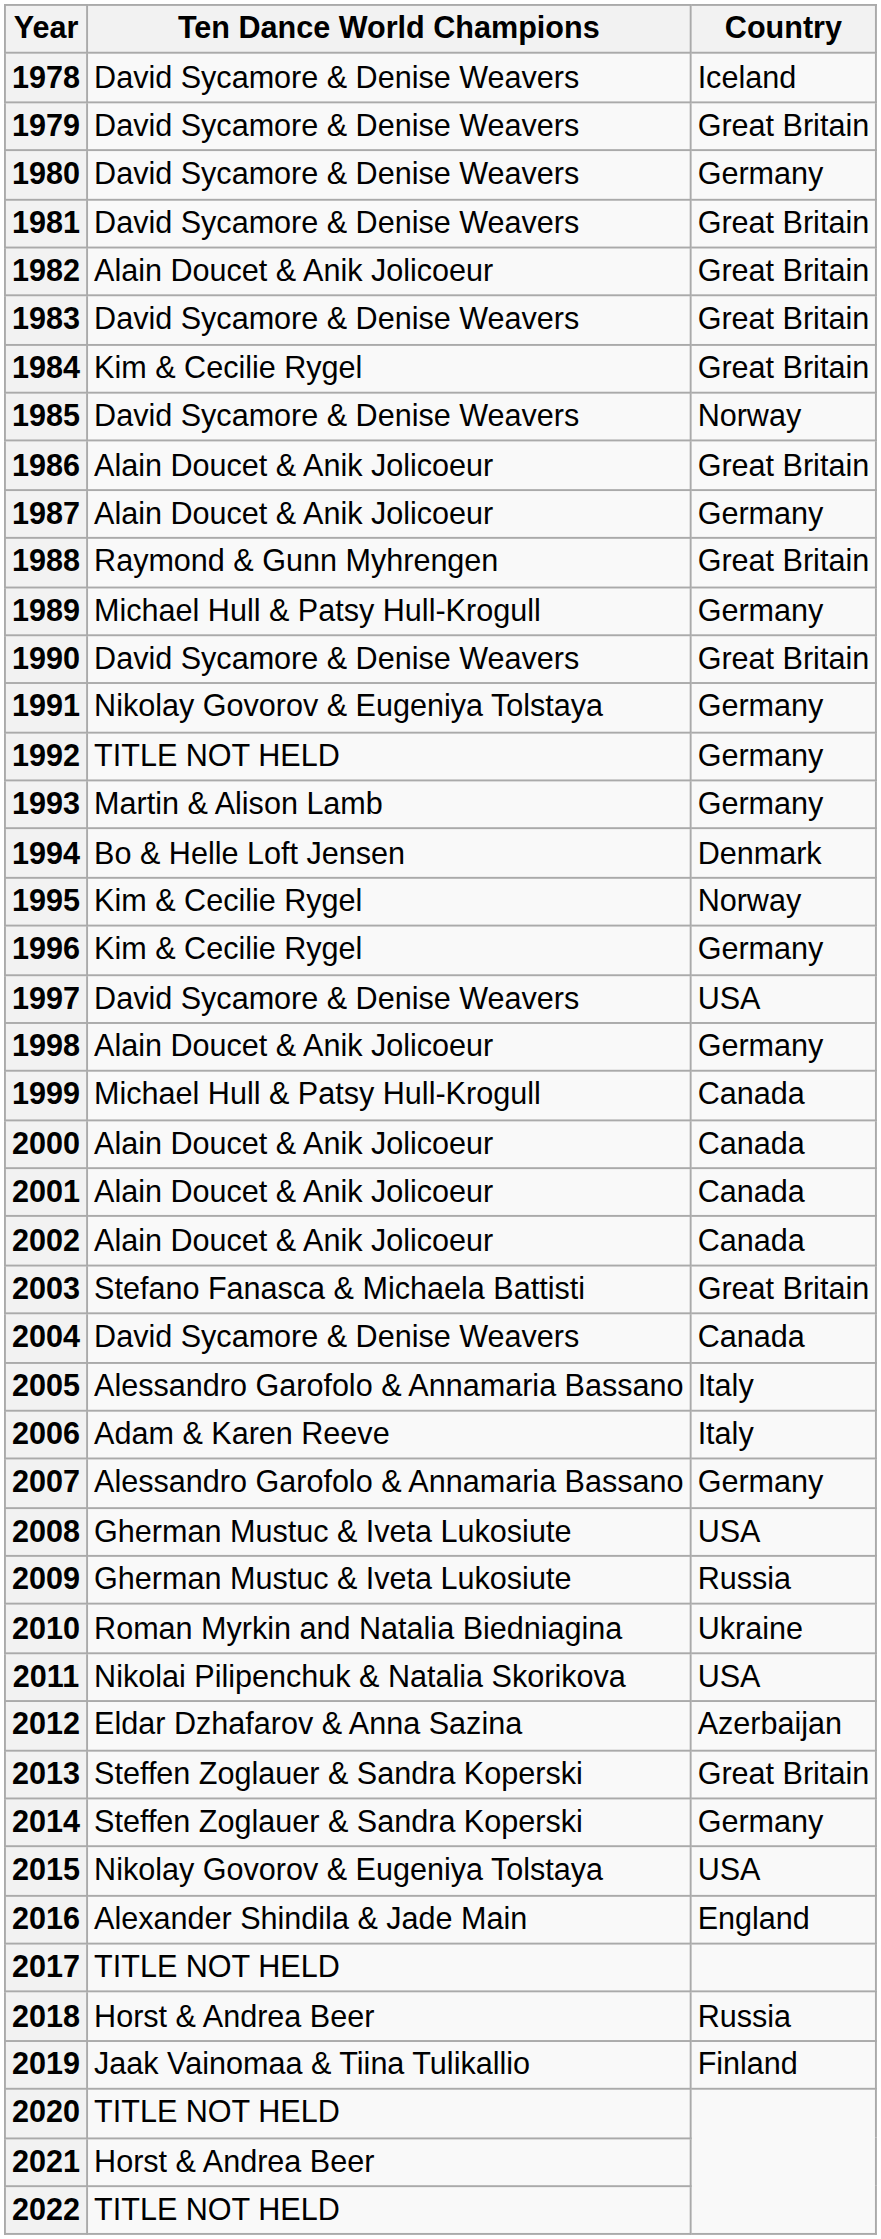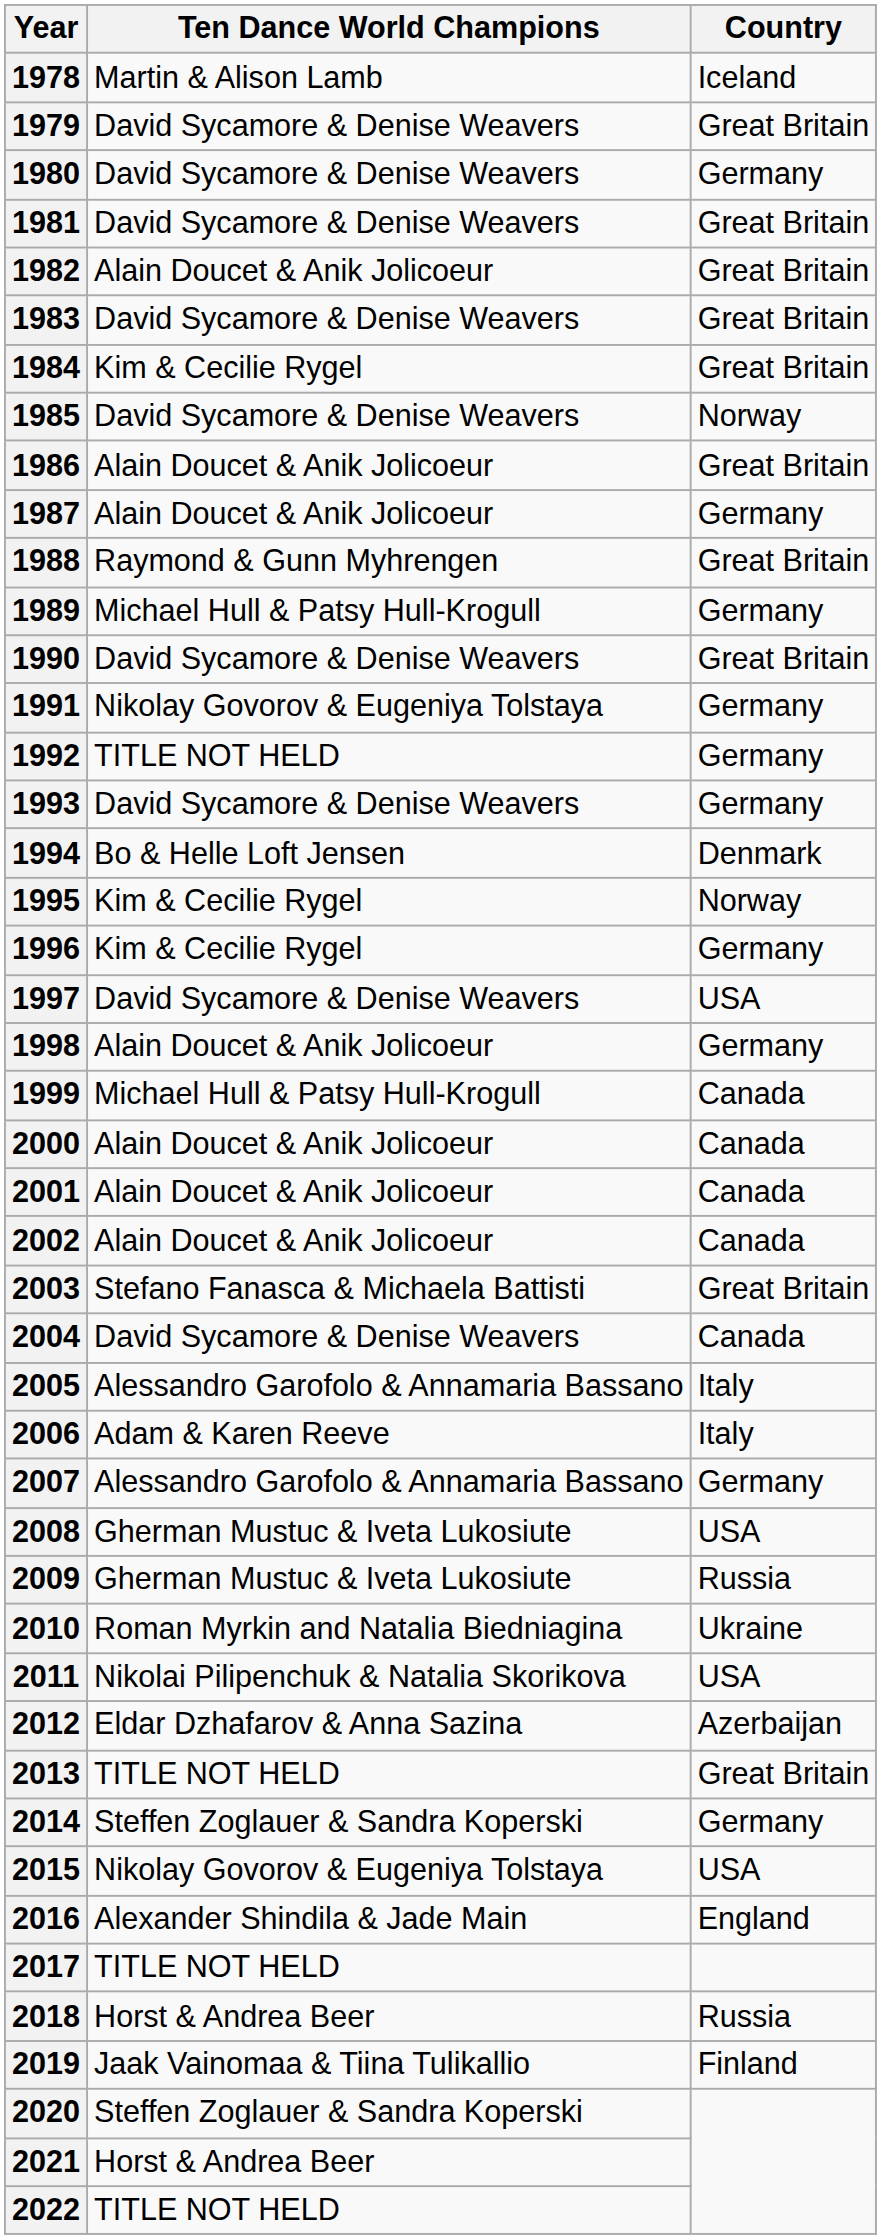(337, 77) David Sycamore & Denise Weavers -> (238, 77) Martin & Alison Lamb
(238, 804) Martin & Alison Lamb -> (337, 804) David Sycamore & Denise Weavers
(338, 1773) Steffen Zoglauer & Sandra Koperski -> (217, 1773) TITLE NOT HELD
(217, 2112) TITLE NOT HELD -> (338, 2112) Steffen Zoglauer & Sandra Koperski
